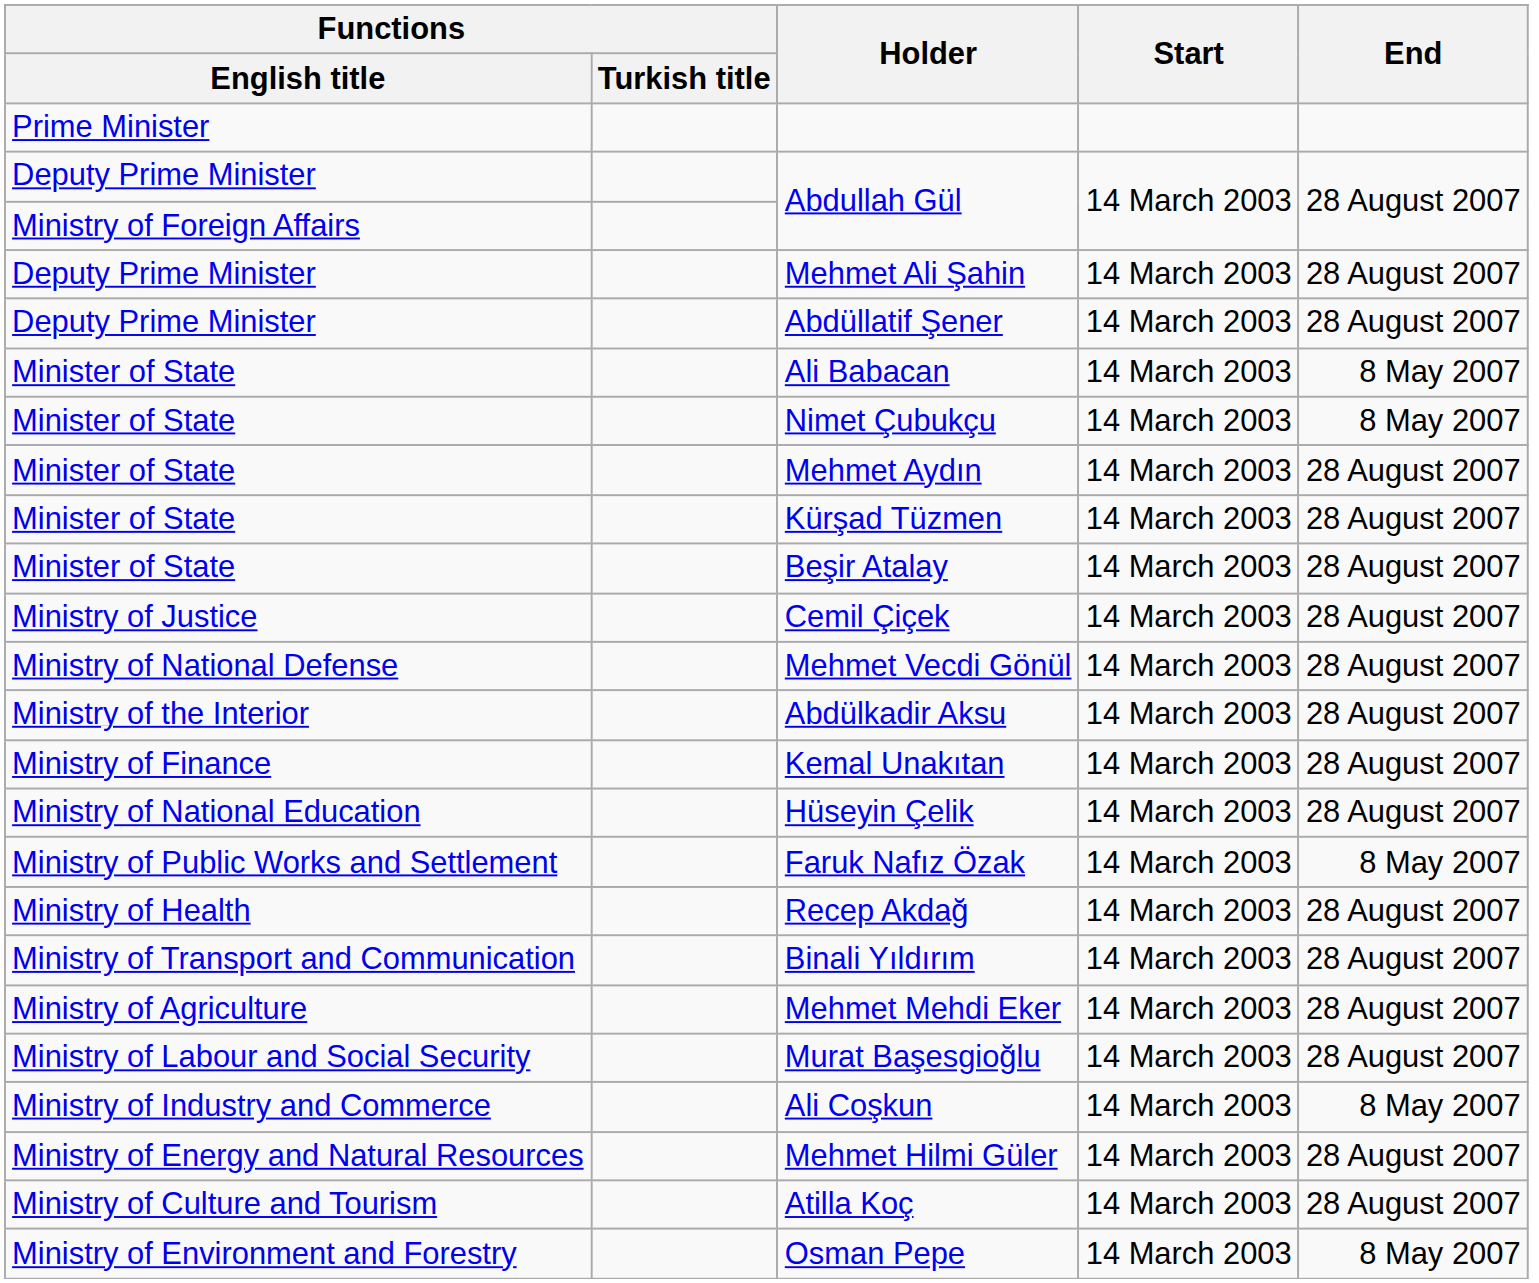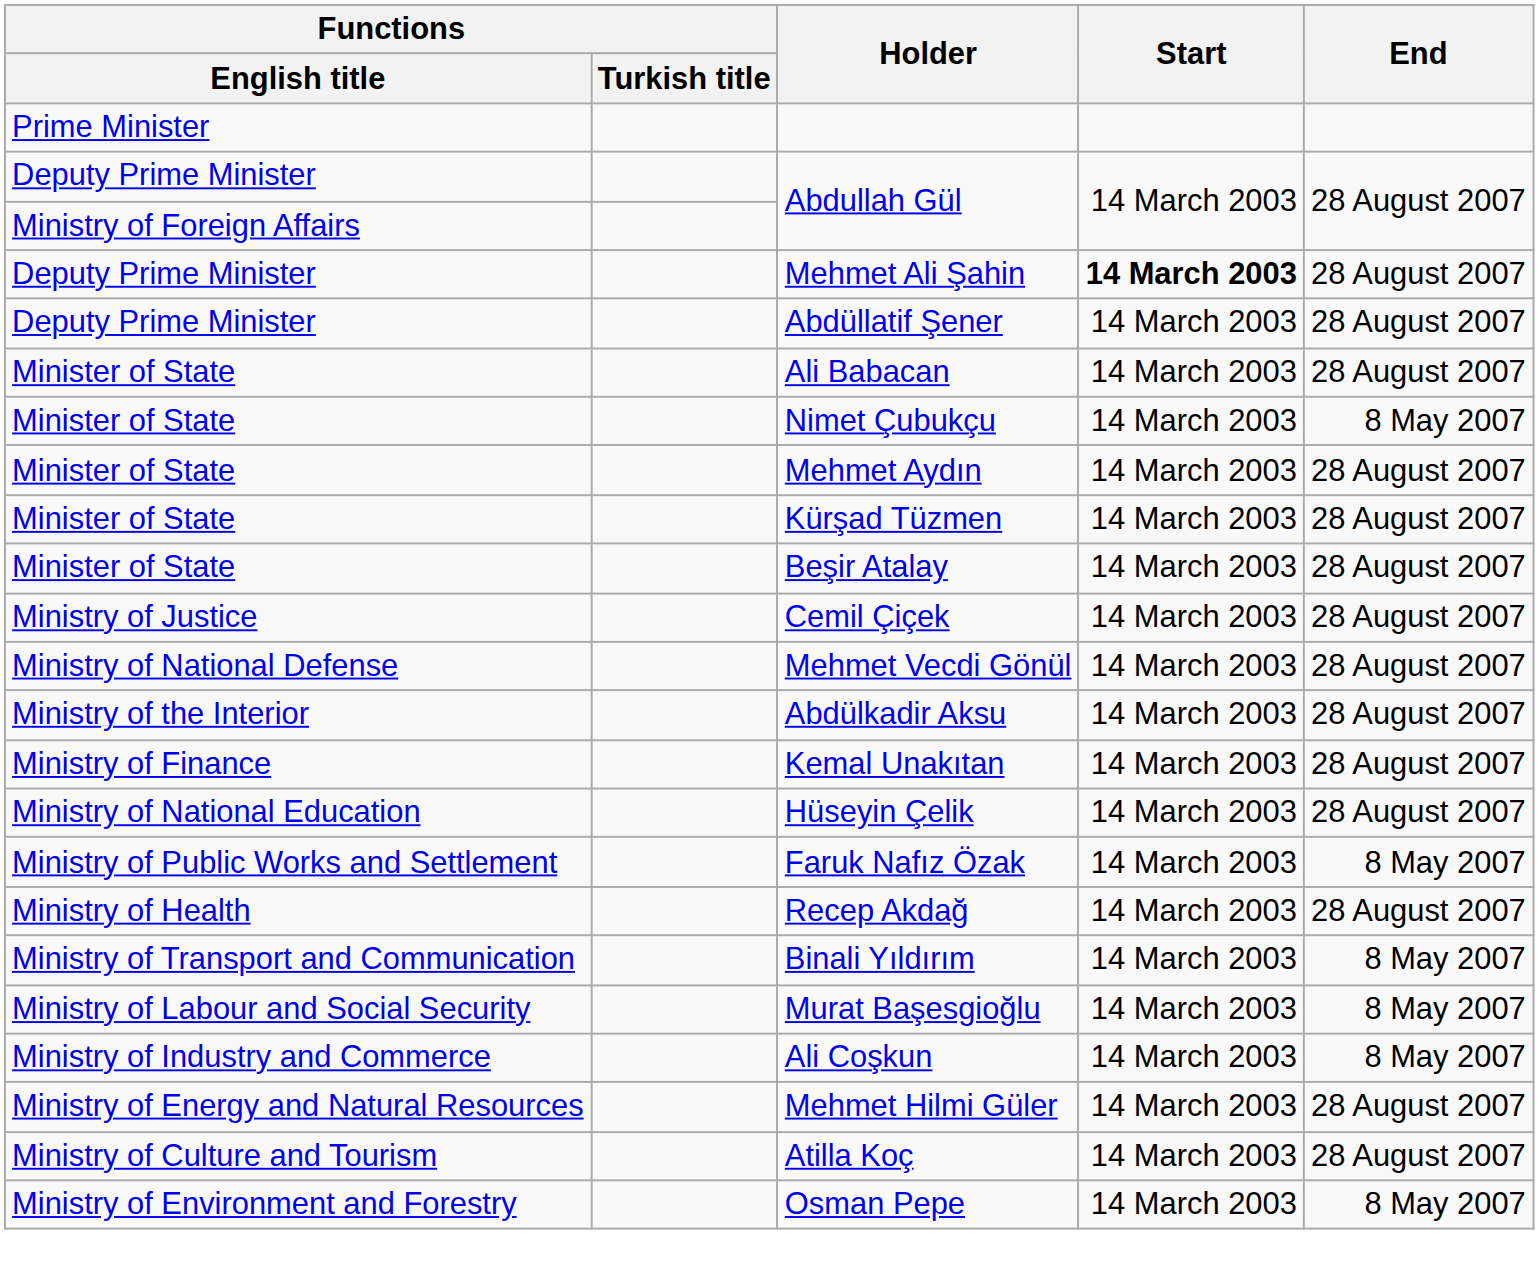(1189, 273) normal -> (1191, 273) bold
(1440, 371) 8 May 2007 -> (1418, 371) 28 August 2007
(1413, 959) 28 August 2007 -> (1445, 959) 8 May 2007
- row: (160, 1008)
(1413, 1057) 28 August 2007 -> (1445, 1008) 8 May 2007
